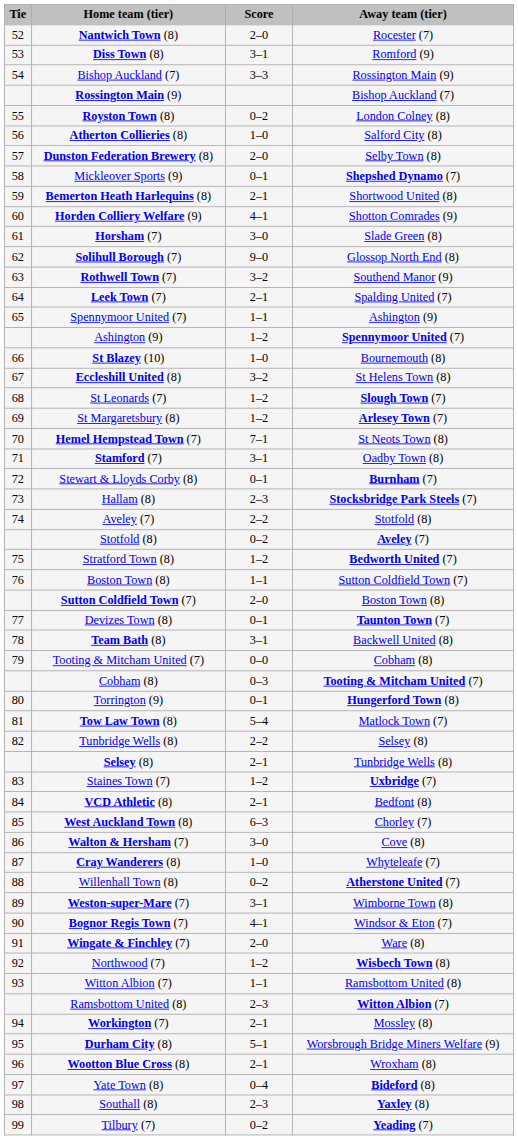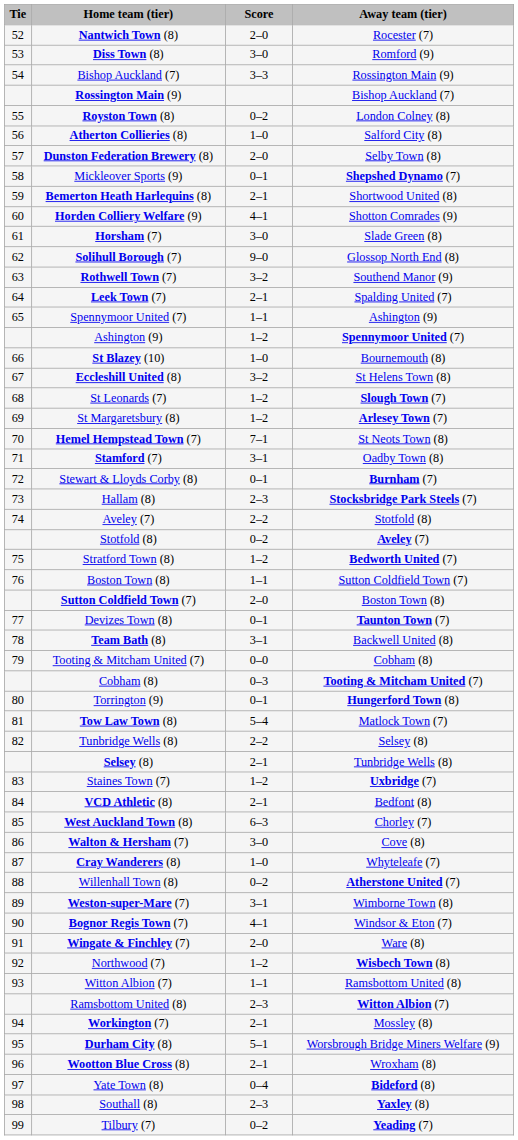(259, 55) 3–1 -> (259, 55) 3–0
